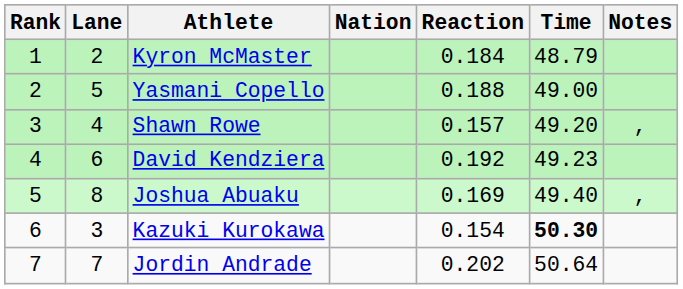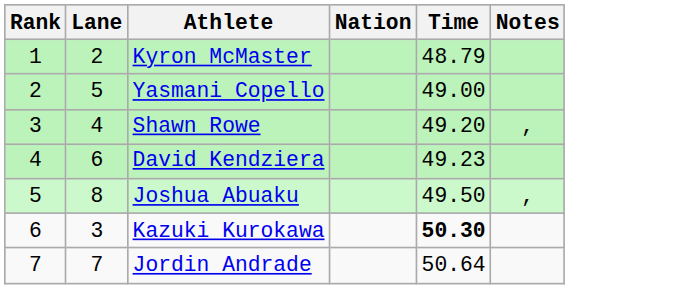- column: (473, 22)
(566, 196) 49.40 -> (454, 196) 49.50
